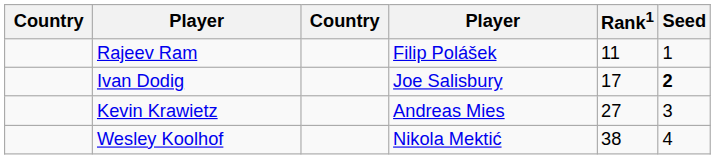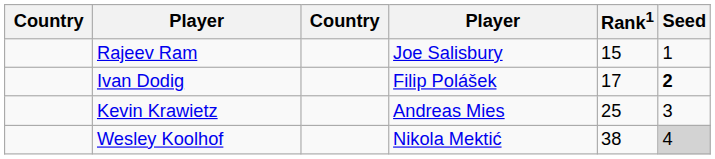(445, 52) Filip Polášek -> (448, 52) Joe Salisbury
(610, 52) 11 -> (611, 52) 15
(448, 81) Joe Salisbury -> (445, 81) Filip Polášek
(611, 110) 27 -> (611, 110) 25
(668, 139) no background -> (668, 139) lightgrey background
